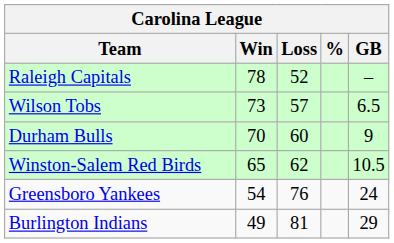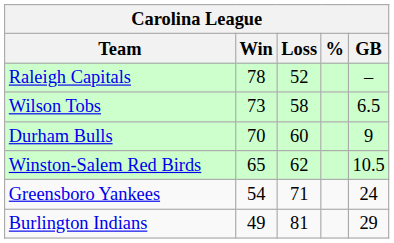(299, 106) 57 -> (299, 106) 58
(299, 194) 76 -> (299, 194) 71
